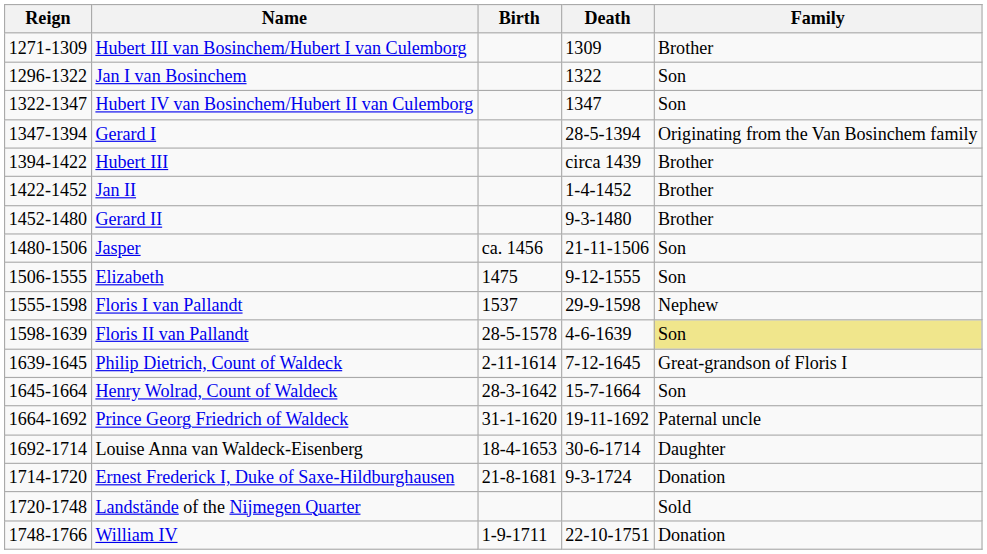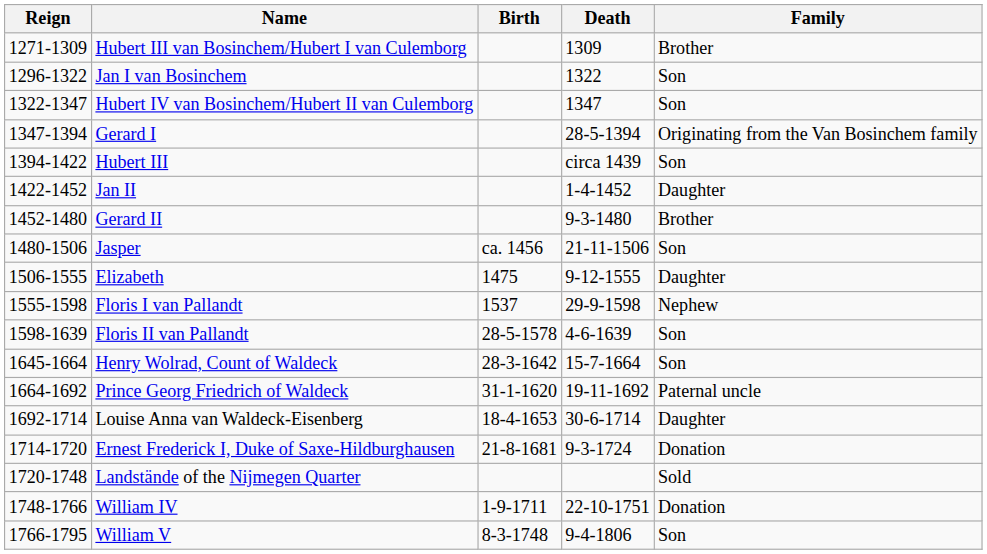(686, 162) Brother -> (672, 162) Son
(686, 190) Brother -> (692, 190) Daughter
(672, 276) Son -> (692, 276) Daughter
(672, 334) khaki background -> (672, 334) no background
- row: (219, 362)
+ row: (133, 534)
